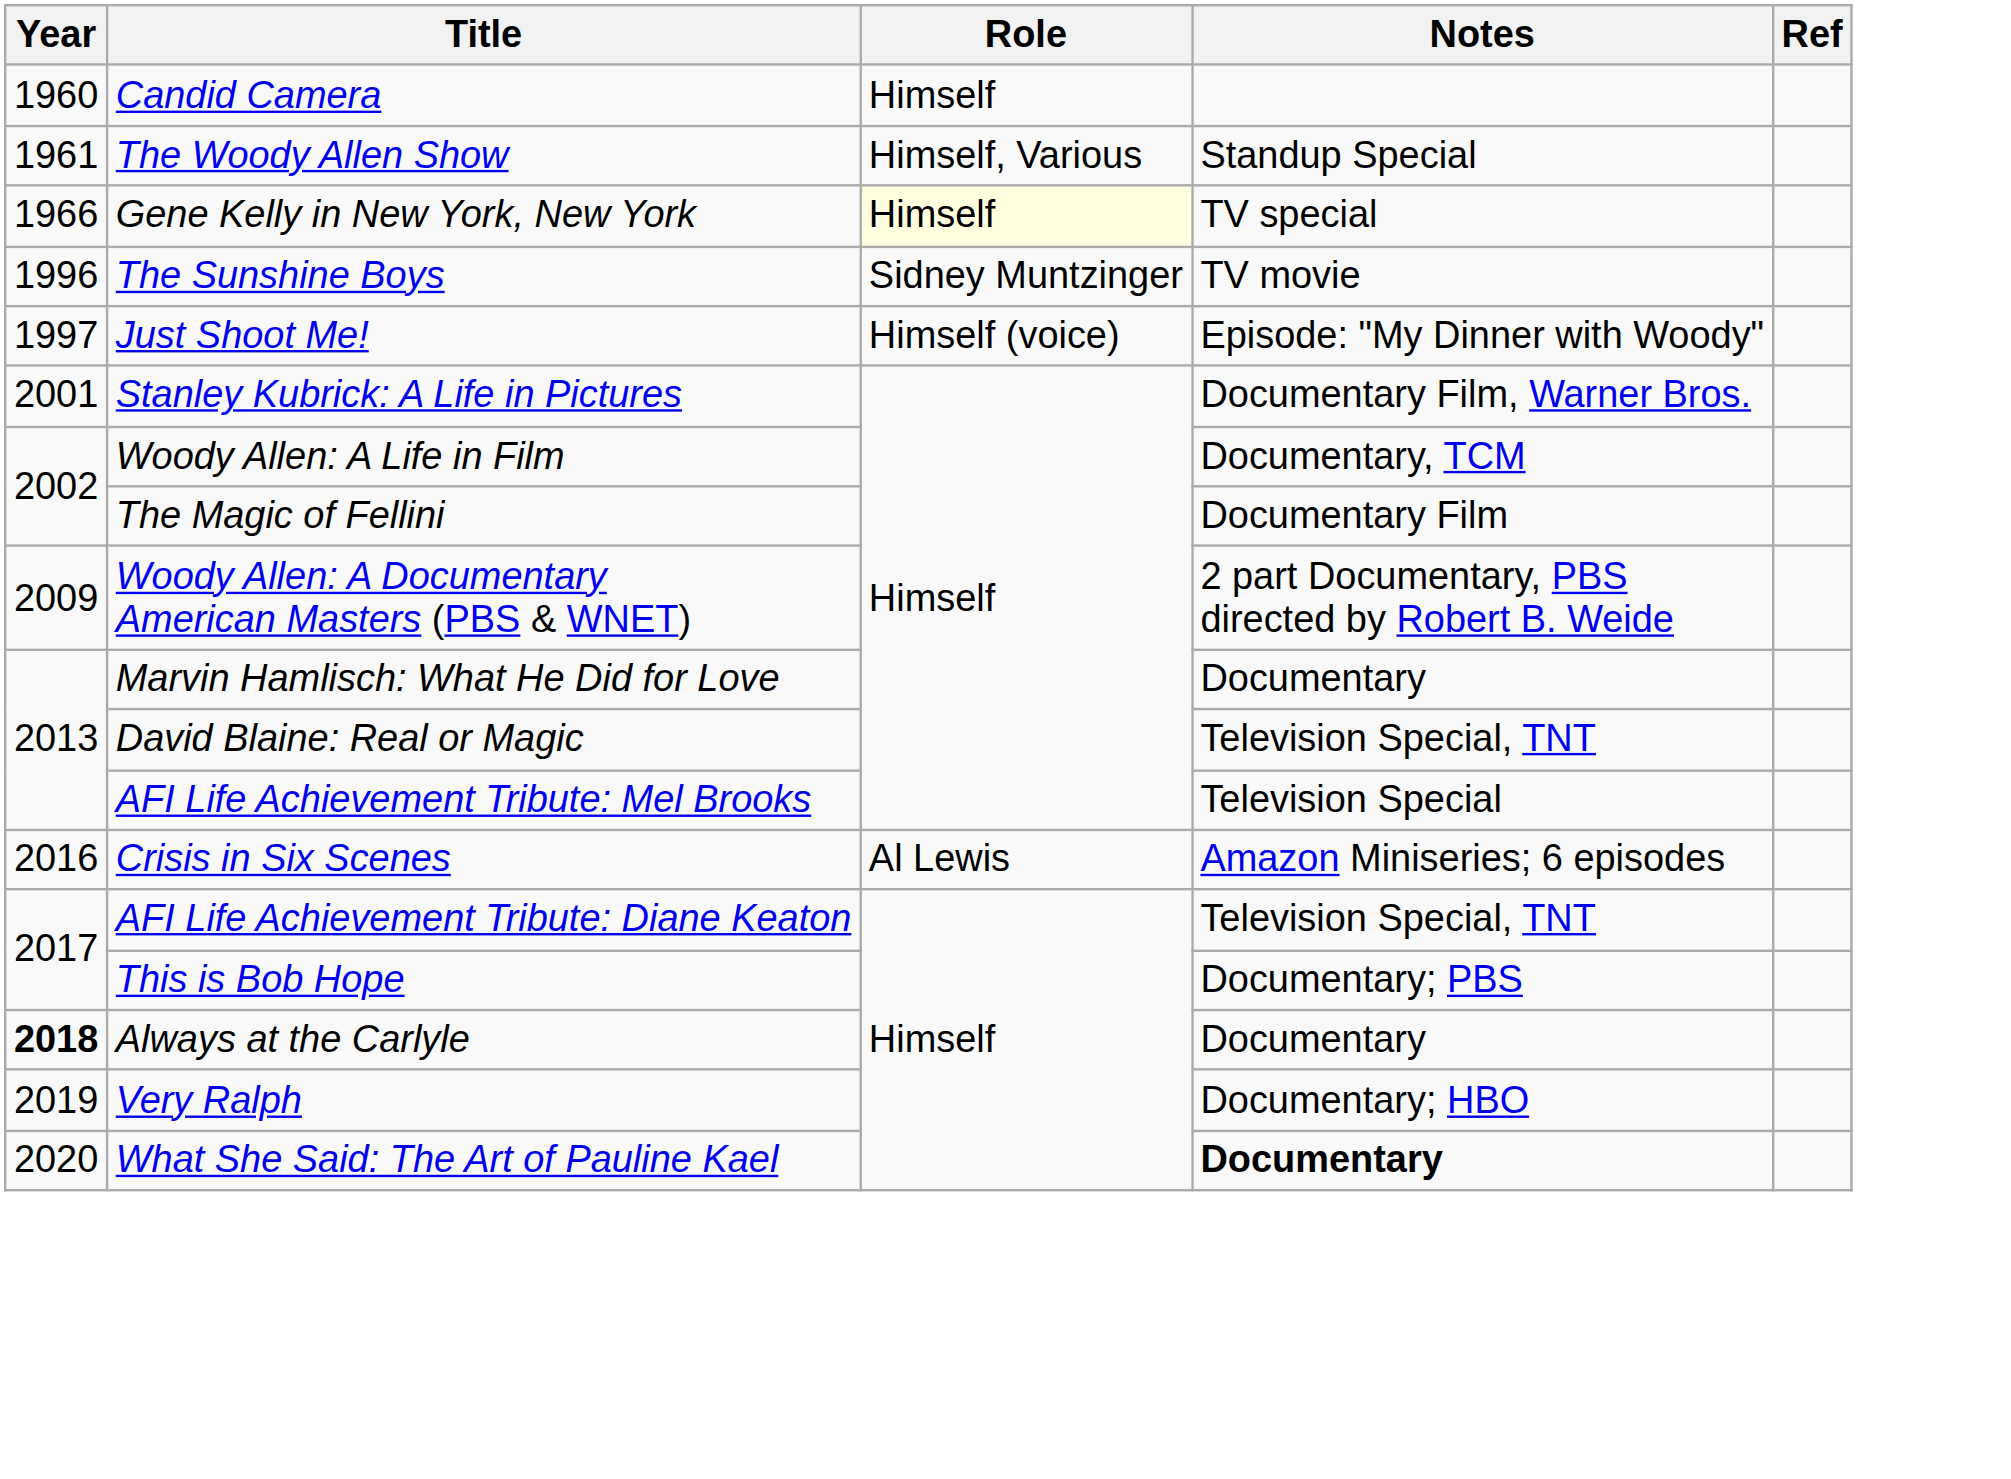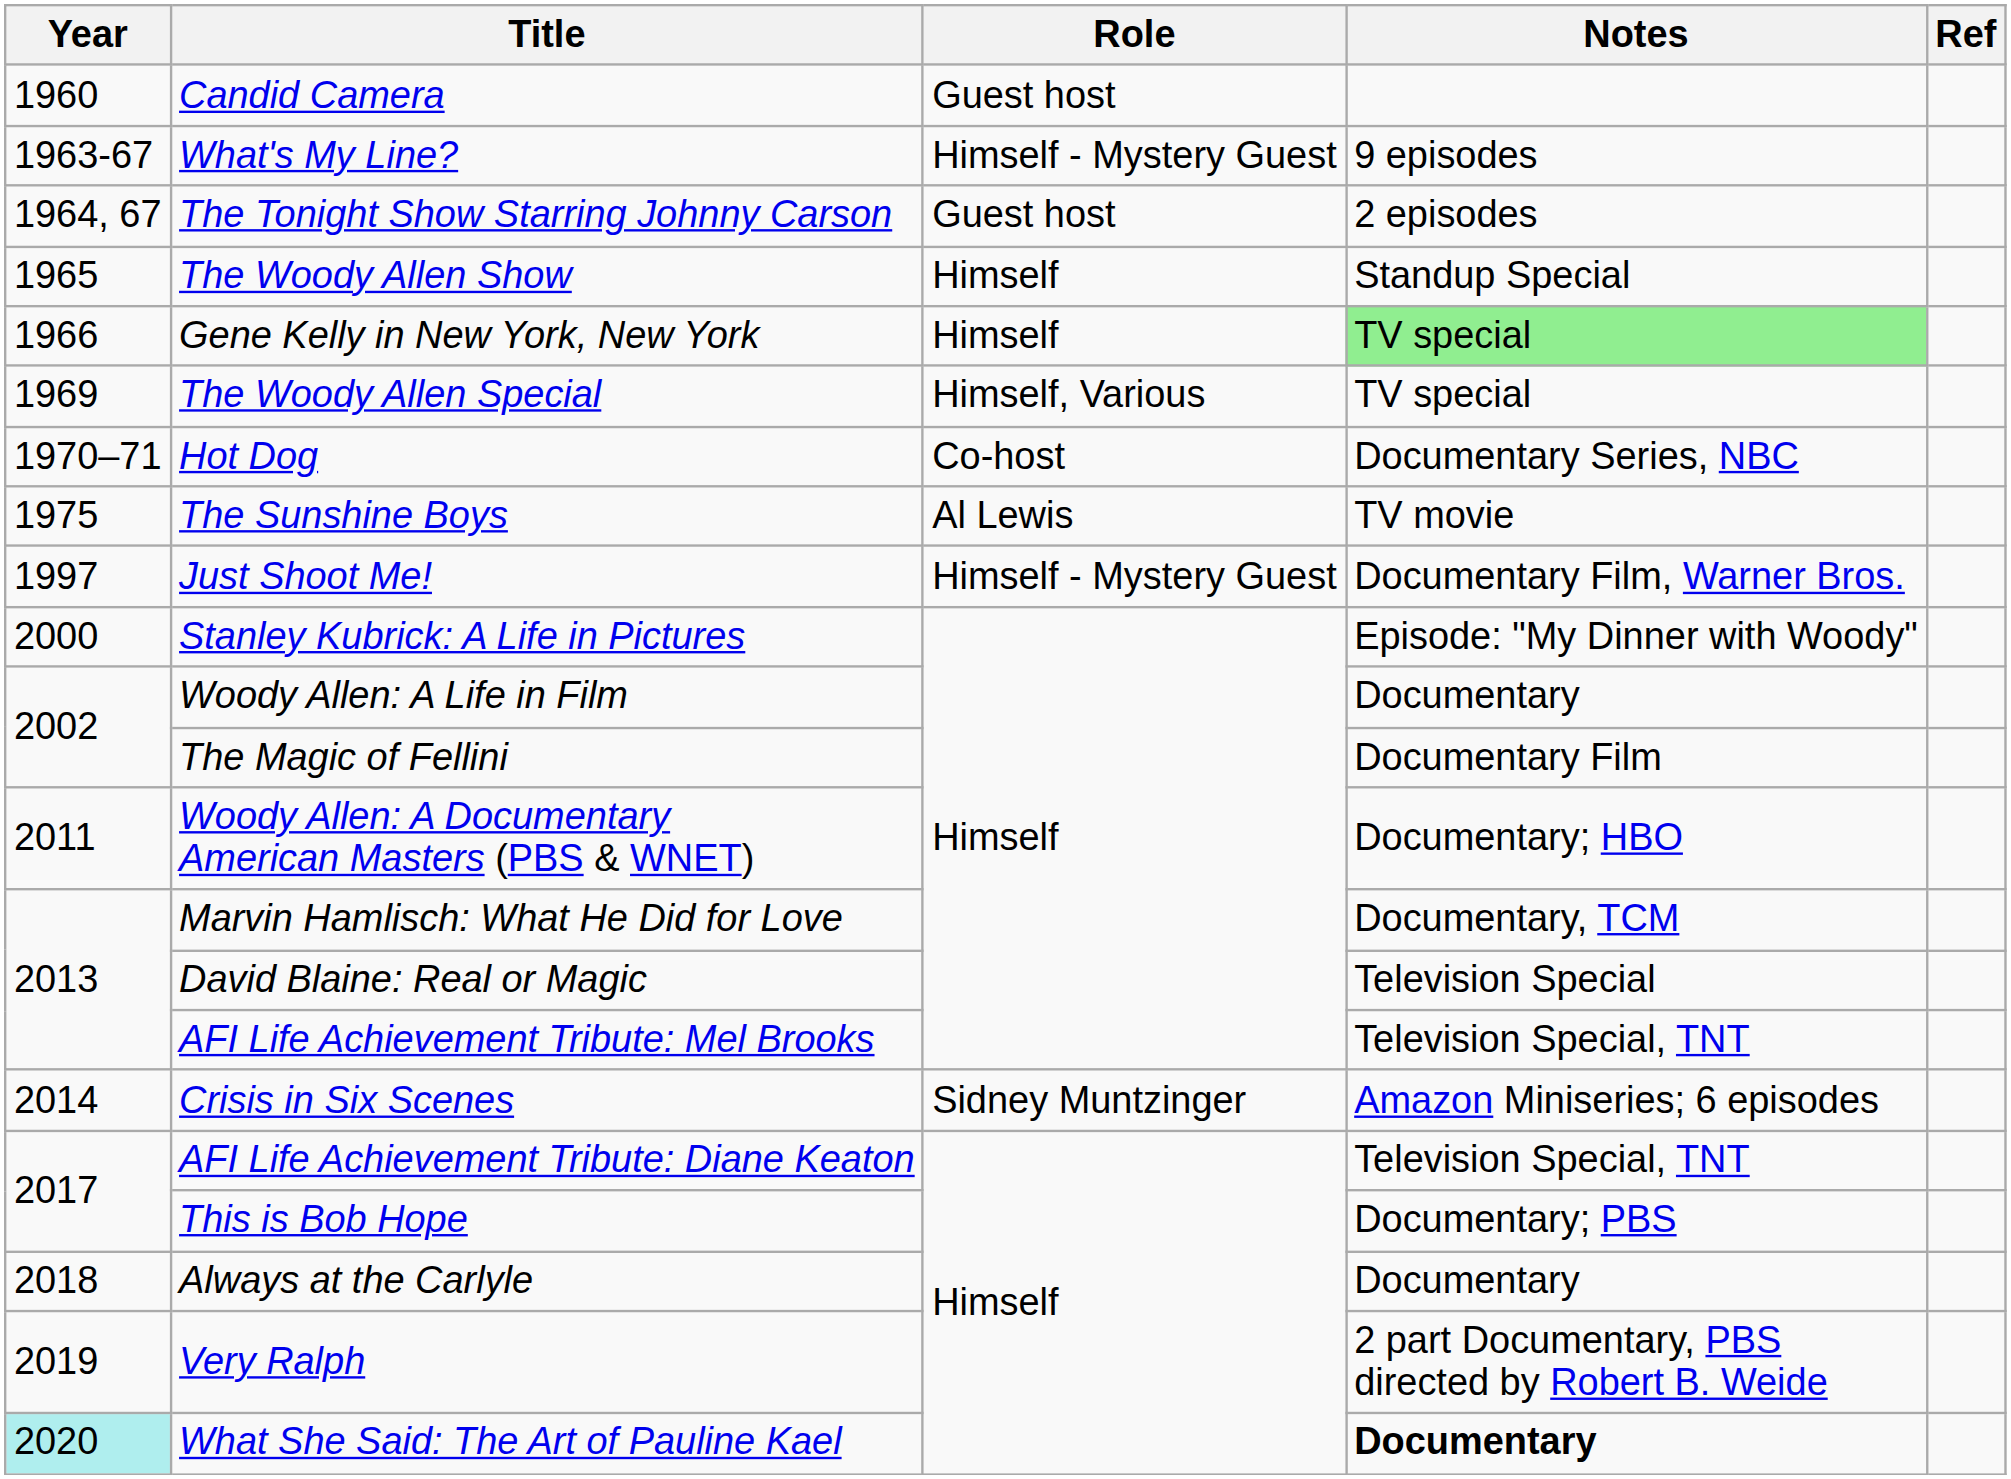(932, 94) Himself -> (1024, 94) Guest host
+ row: (319, 154)
+ row: (536, 214)
(56, 154) 1961 -> (56, 275) 1965
(1005, 154) Himself, Various -> (995, 275) Himself
(932, 214) lightyellow background -> (995, 335) no background
(1289, 214) no background -> (1443, 335) lightgreen background
+ row: (390, 395)
+ row: (249, 455)
(56, 275) 1996 -> (56, 515) 1975
(1026, 275) Sidney Muntzinger -> (1003, 515) Al Lewis
(994, 335) Himself (voice) -> (1134, 575) Himself - Mystery Guest
(1482, 335) Episode: "My Dinner with Woody" -> (1630, 575) Documentary Film, Warner Bros.
(56, 395) 2001 -> (56, 635) 2000
(1476, 395) Documentary Film, Warner Bros. -> (1636, 635) Episode: "My Dinner with Woody"
(1363, 455) Documentary, TCM -> (1467, 696) Documentary
(56, 597) 2009 -> (55, 837) 2011
(1437, 597) 2 part Documentary, PBS directed by Robert B. Weide -> (1519, 837) Documentary; HBO
(1313, 678) Documentary -> (1517, 919) Documentary, TCM
(1398, 738) Television Special, TNT -> (1505, 979) Television Special
(1351, 798) Television Special -> (1552, 1039) Television Special, TNT
(56, 859) 2016 -> (56, 1099) 2014
(939, 859) Al Lewis -> (1089, 1099) Sidney Muntzinger
(56, 1039) bold -> (56, 1280) normal
(1365, 1099) Documentary; HBO -> (1591, 1361) 2 part Documentary, PBS directed by Robert B. Weide
(56, 1159) no background -> (56, 1442) paleturquoise background
